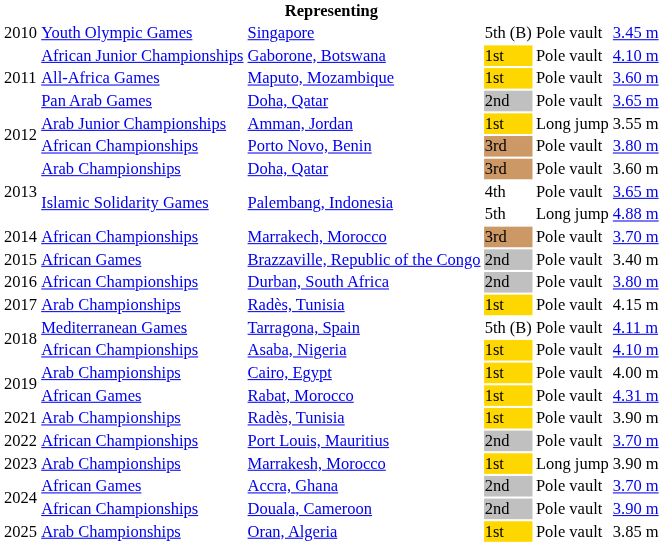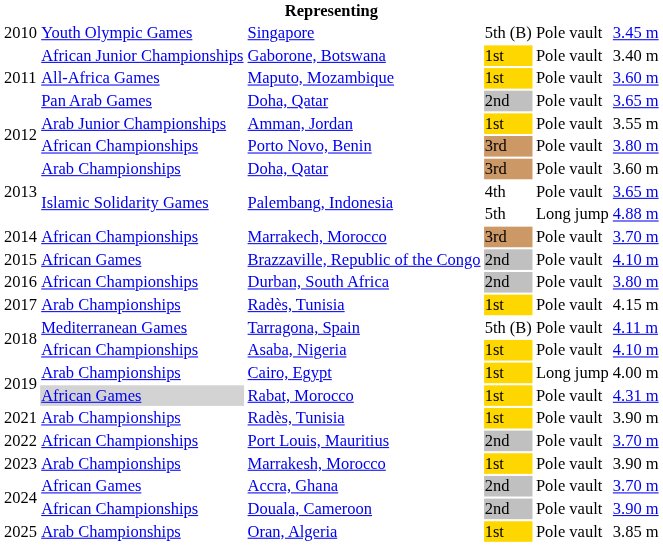(636, 55) 4.10 m -> (636, 55) 3.40 m
(572, 123) Long jump -> (569, 123) Pole vault
(636, 259) 3.40 m -> (636, 259) 4.10 m
(569, 372) Pole vault -> (572, 372) Long jump
(91, 395) no background -> (91, 395) lightgrey background
(572, 463) Long jump -> (569, 463) Pole vault
